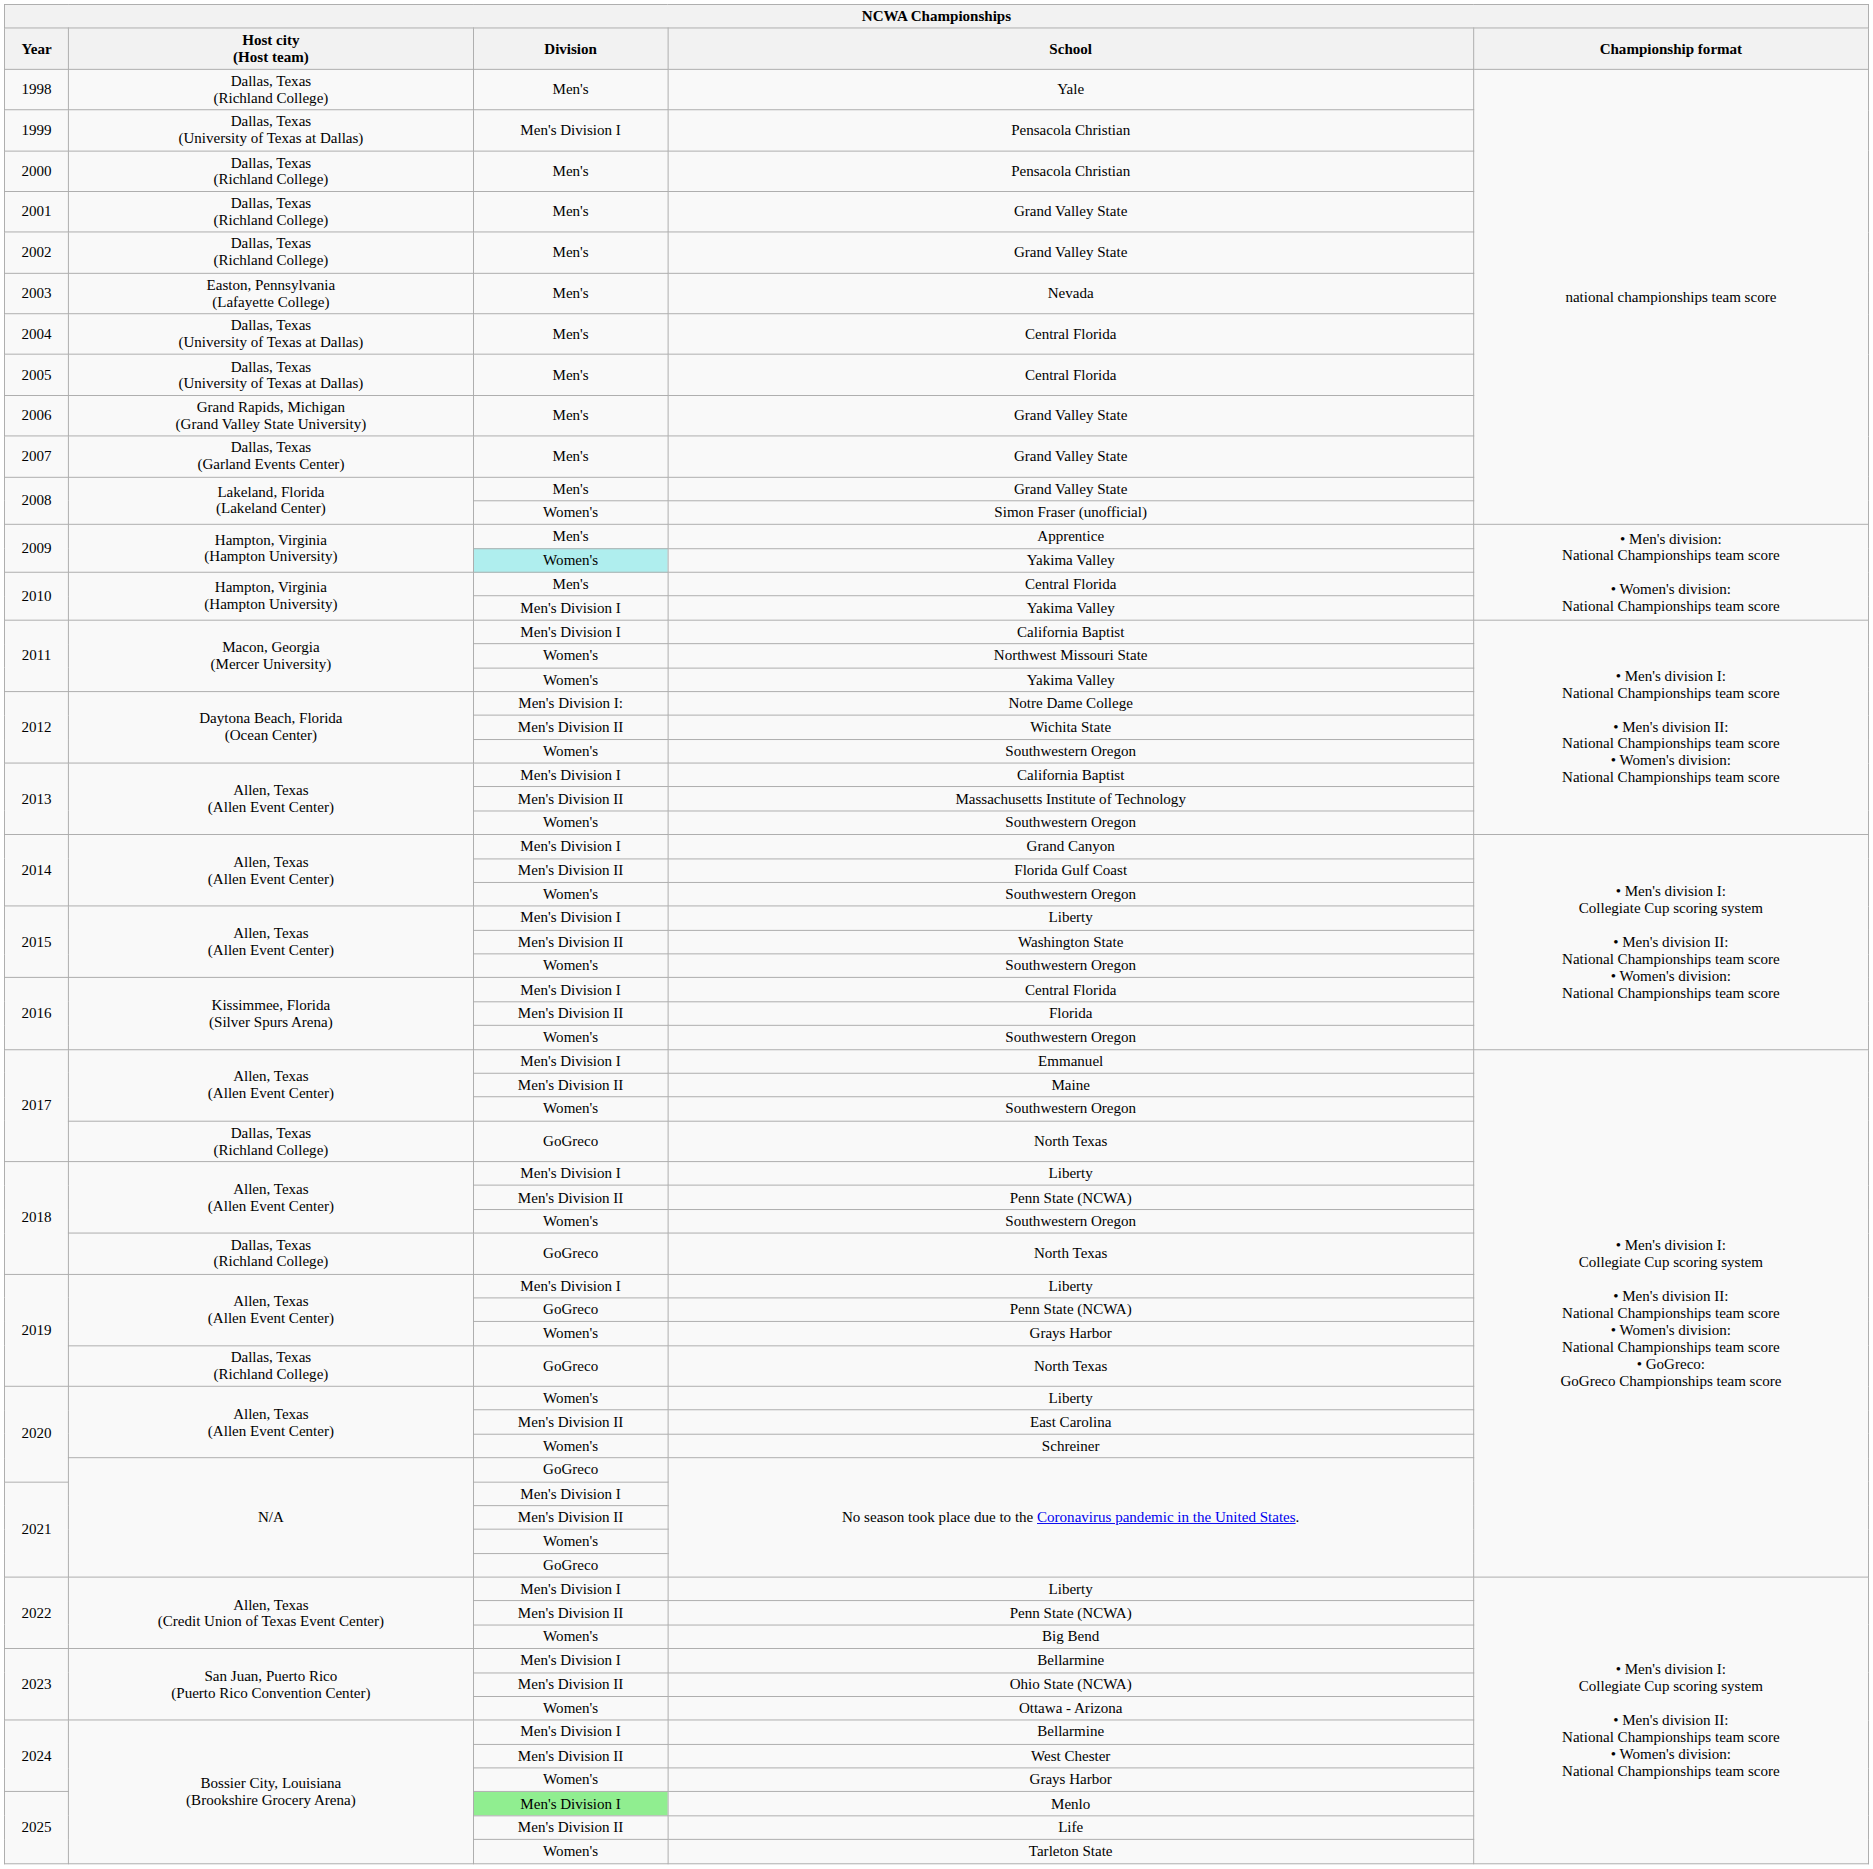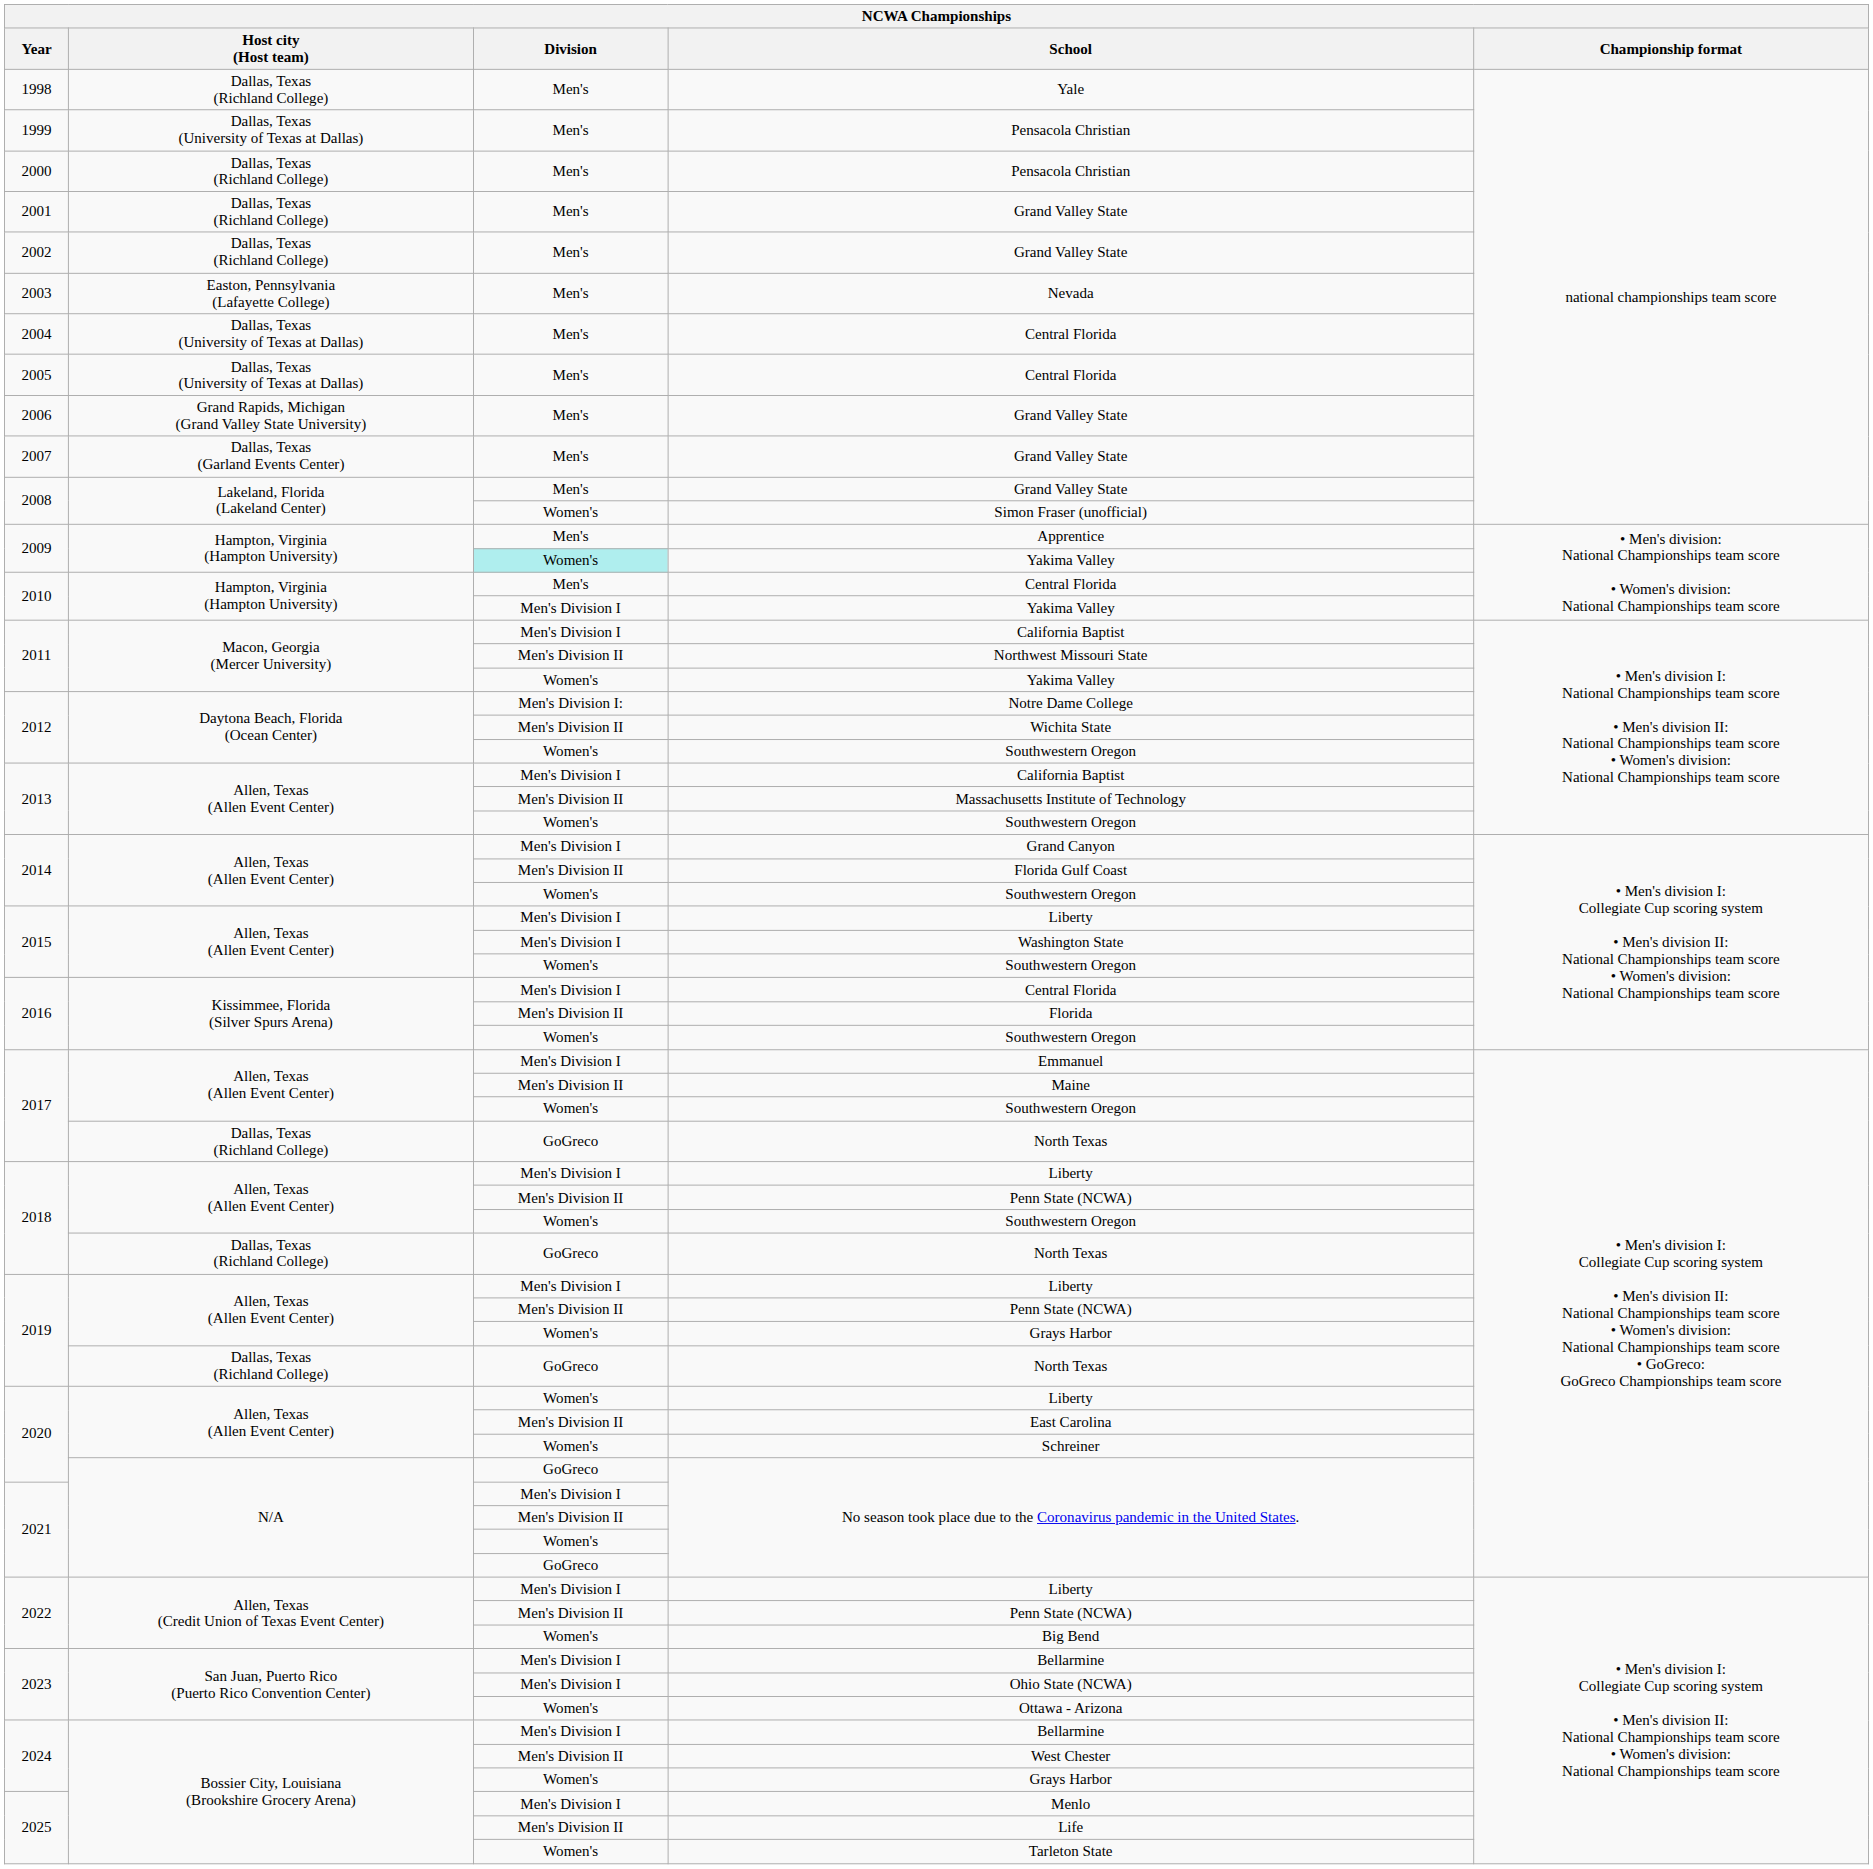(571, 130) Men's Division I -> (571, 130) Men's
(571, 655) Women's -> (571, 655) Men's Division II
(571, 941) Men's Division II -> (571, 941) Men's Division I
(571, 1309) GoGreco -> (571, 1309) Men's Division II
(571, 1684) Men's Division II -> (571, 1684) Men's Division I
(571, 1803) lightgreen background -> (571, 1803) no background
